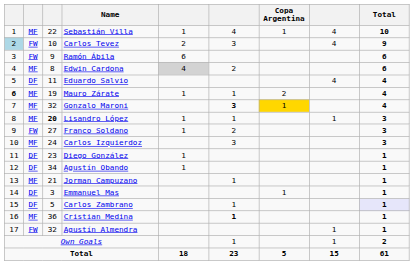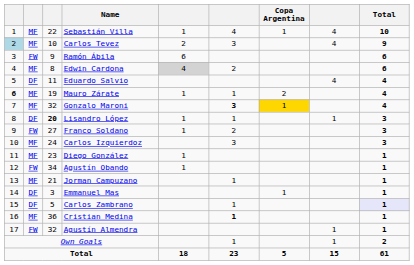(33, 44) FW -> (33, 44) MF
(33, 118) MF -> (33, 118) DF
(33, 155) DF -> (33, 155) MF
(33, 168) DF -> (33, 168) FW
